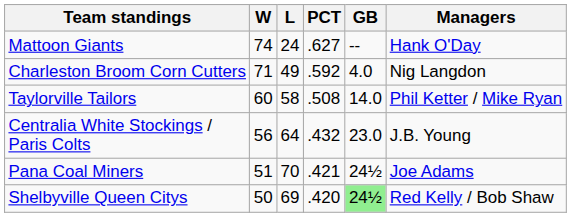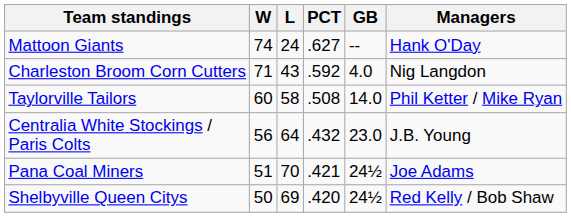(290, 71) 49 -> (290, 71) 43
(365, 198) lightgreen background -> (365, 198) no background
